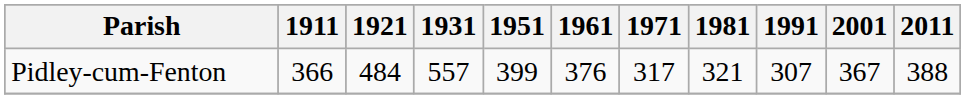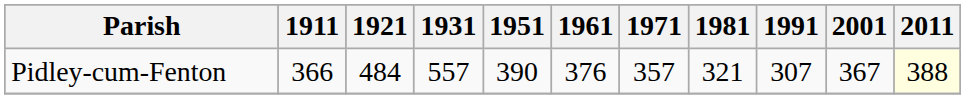(517, 70) 399 -> (517, 70) 390
(654, 70) 317 -> (654, 70) 357
(927, 70) no background -> (927, 70) lightyellow background
